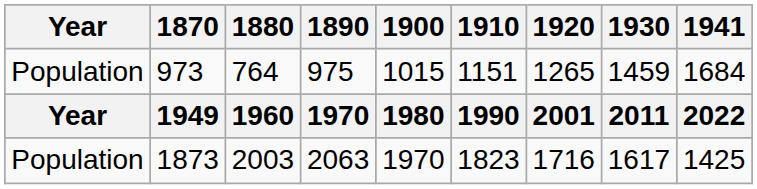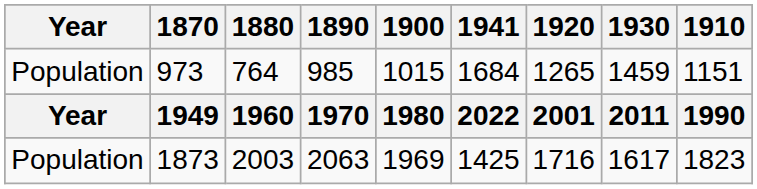columns swapped: (489, 26) <-> (714, 26)
(330, 71) 975 -> (330, 71) 985
(413, 159) 1970 -> (413, 159) 1969
